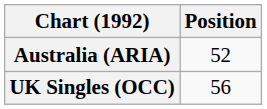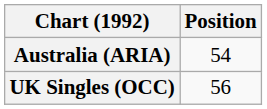(221, 54) 52 -> (221, 54) 54
